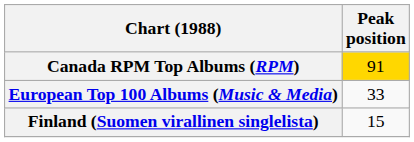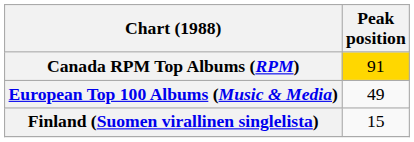(376, 94) 33 -> (376, 94) 49
